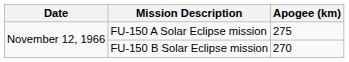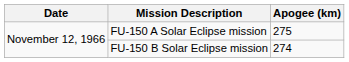(282, 48) 270 -> (282, 48) 274
